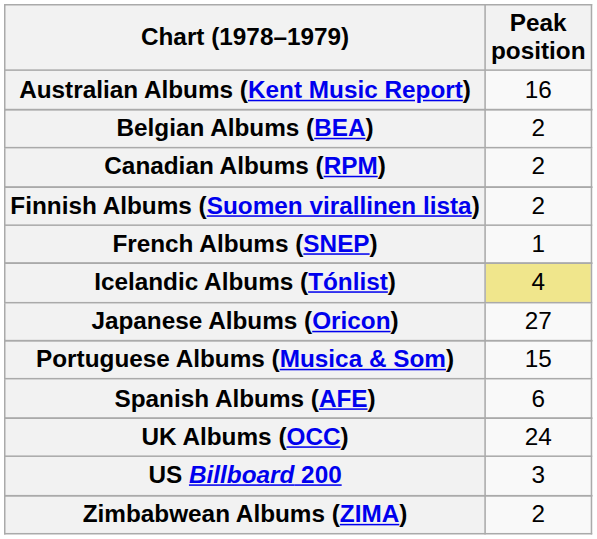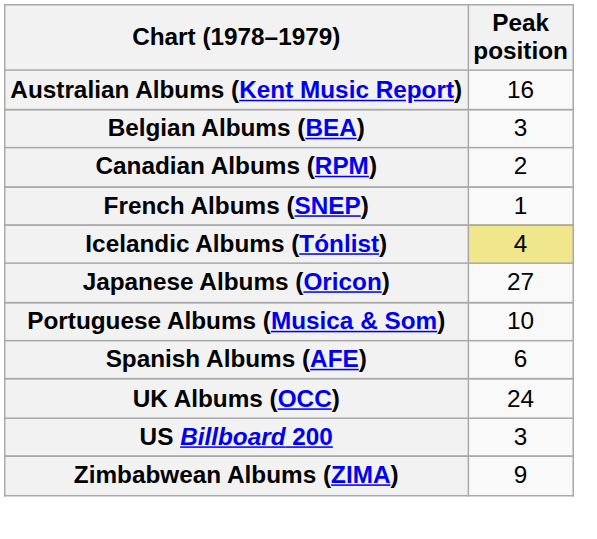(538, 128) 2 -> (521, 128) 3
- row: (245, 205)
(538, 359) 15 -> (521, 321) 10
(538, 513) 2 -> (521, 475) 9
